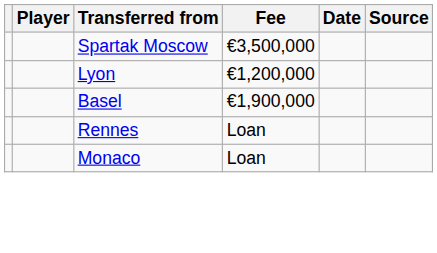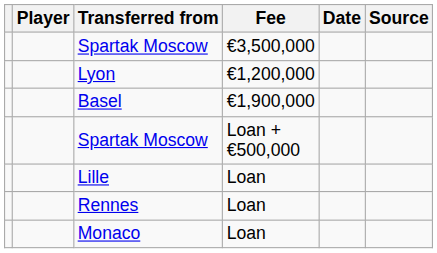+ row: (143, 140)
+ row: (93, 177)
